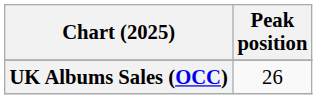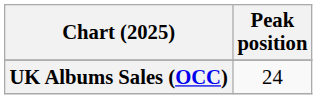(272, 76) 26 -> (272, 76) 24
